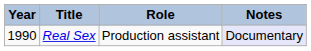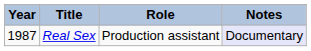(22, 36) 1990 -> (22, 36) 1987
